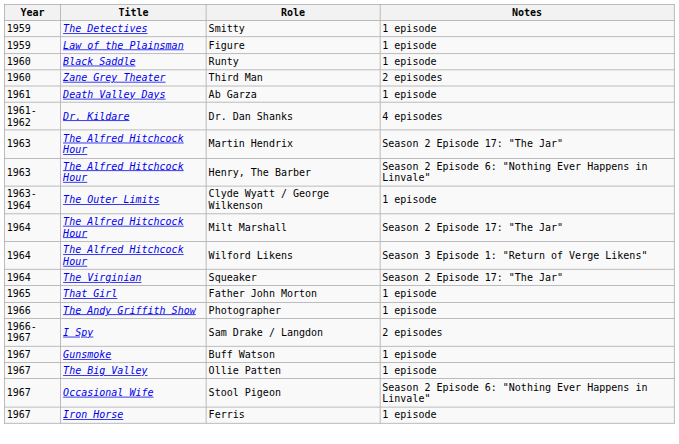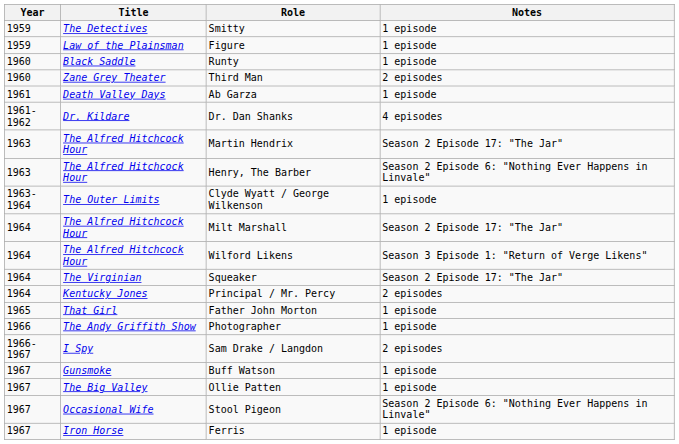+ row: (272, 294)
